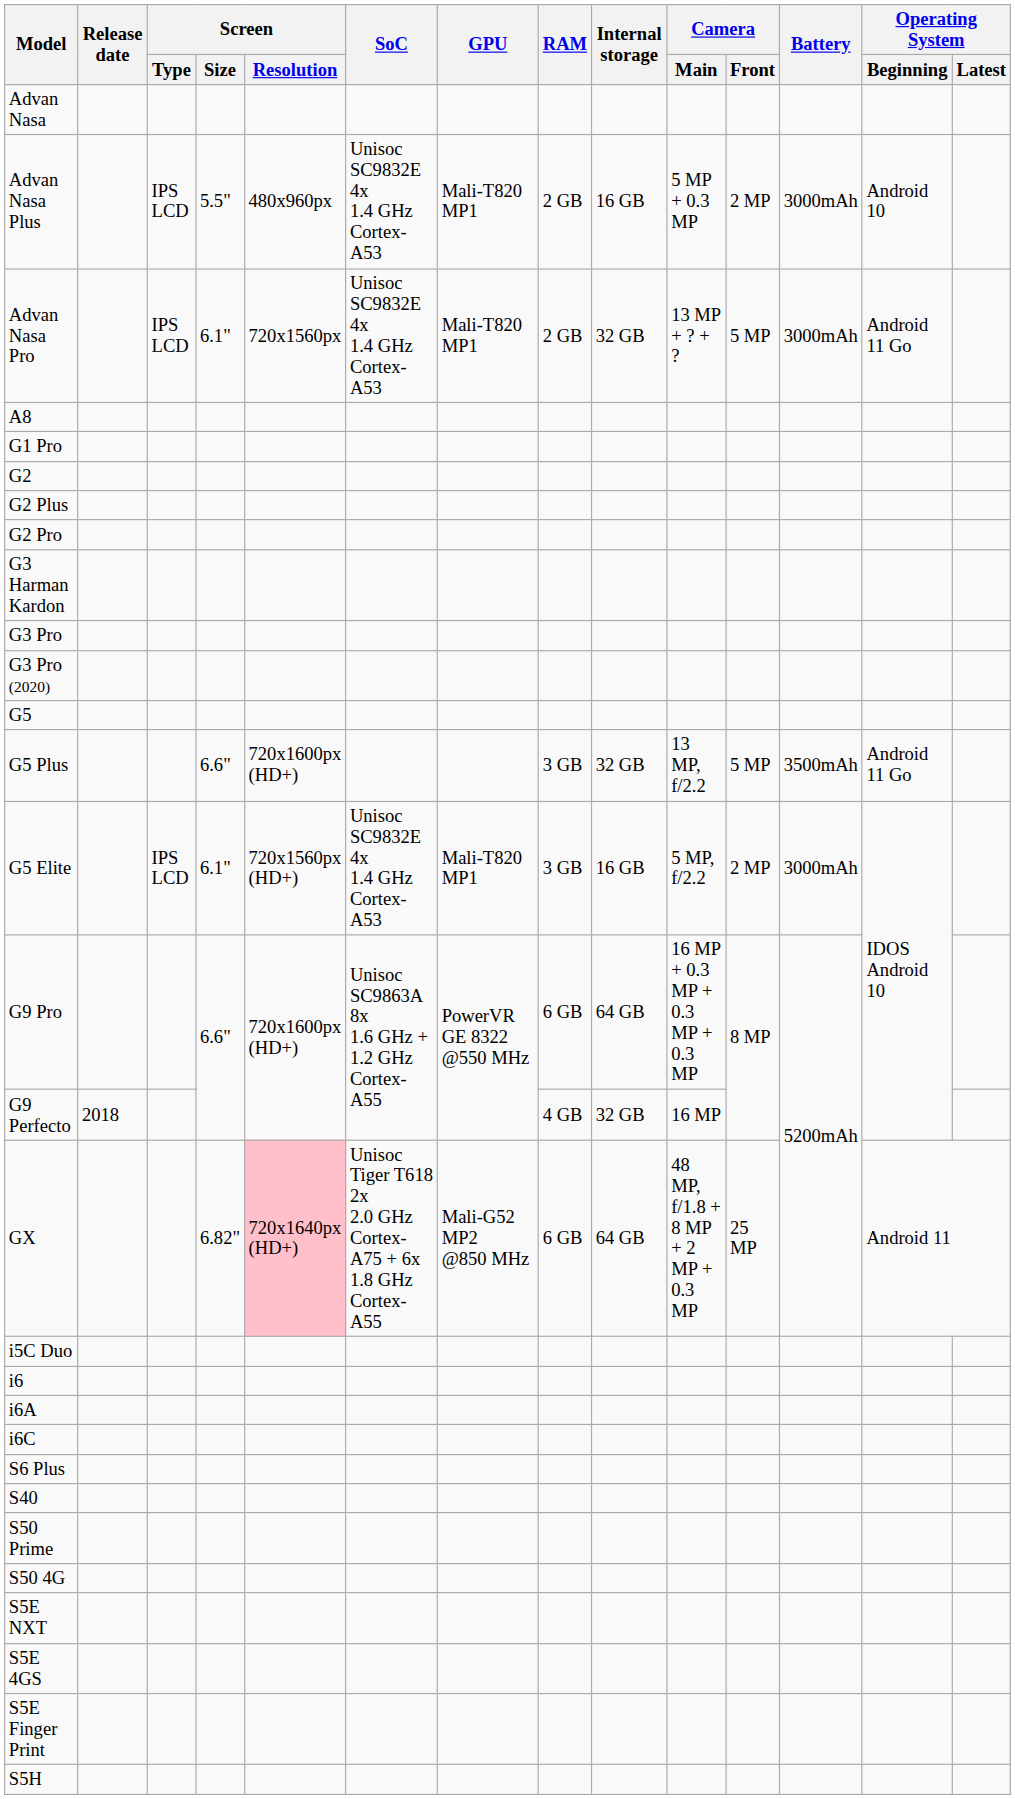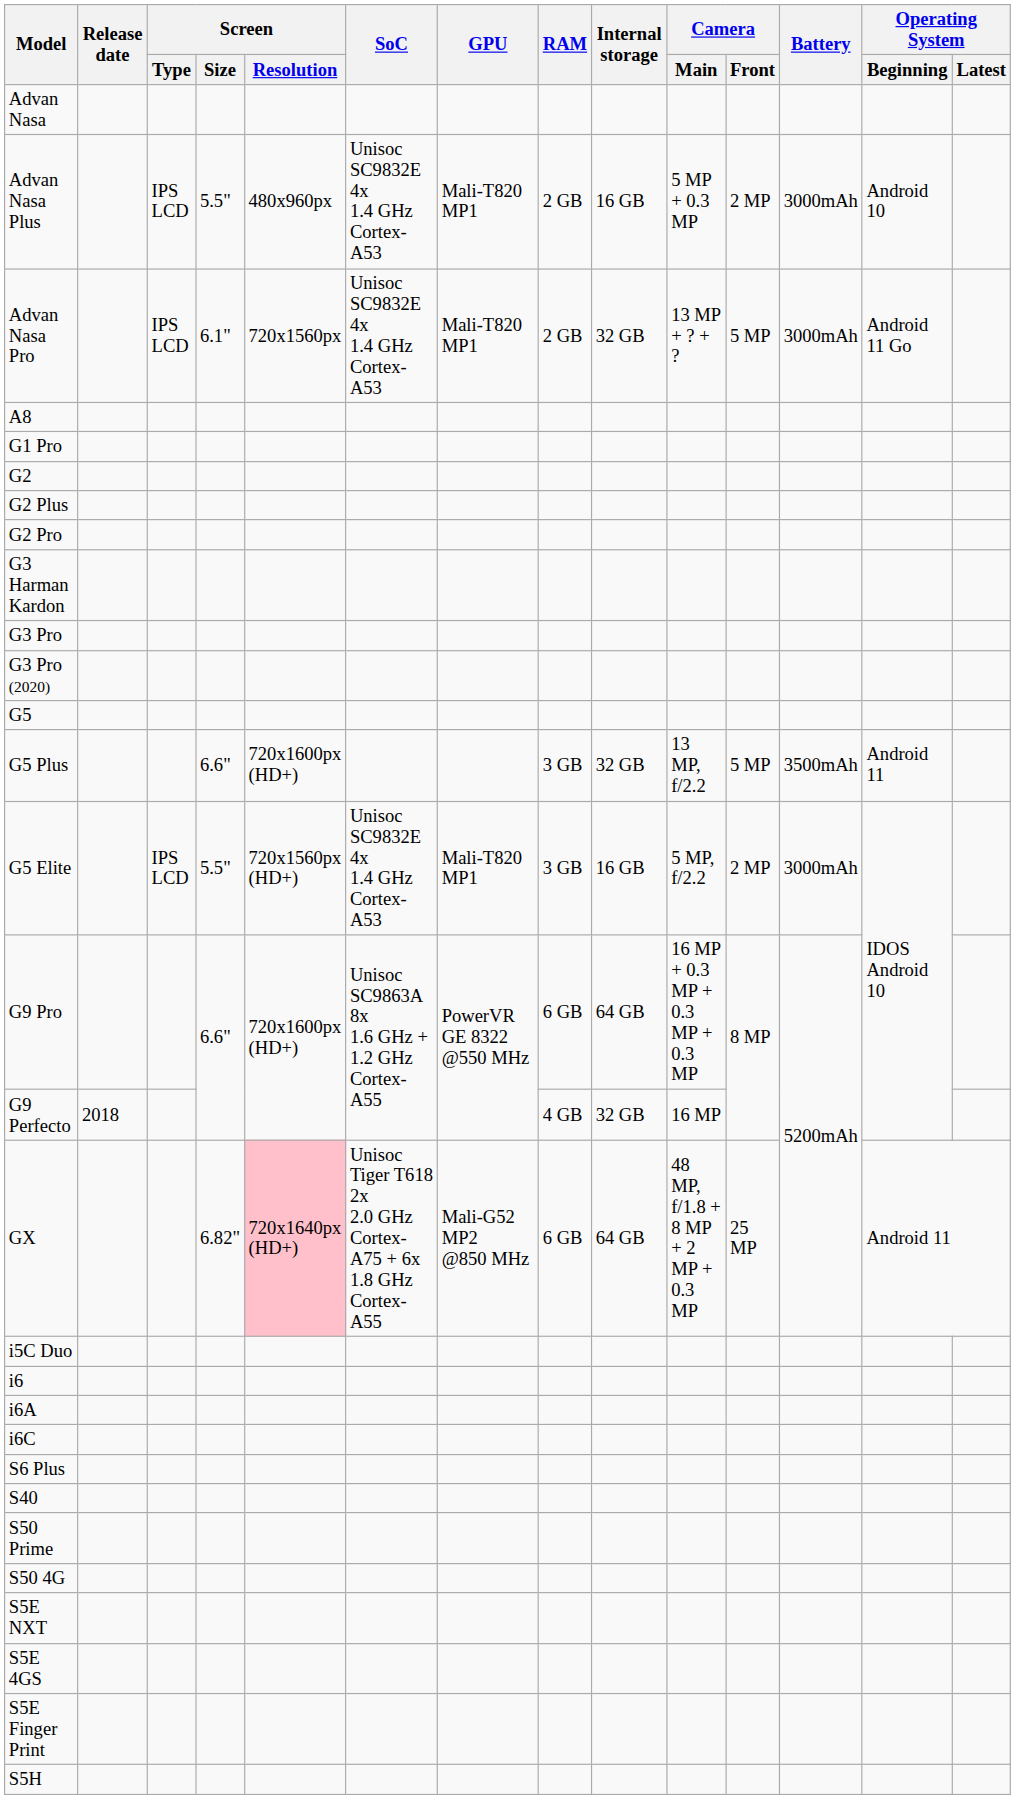(897, 765) Android 11 Go -> (897, 765) Android 11
(215, 867) 6.1" -> (215, 867) 5.5"
